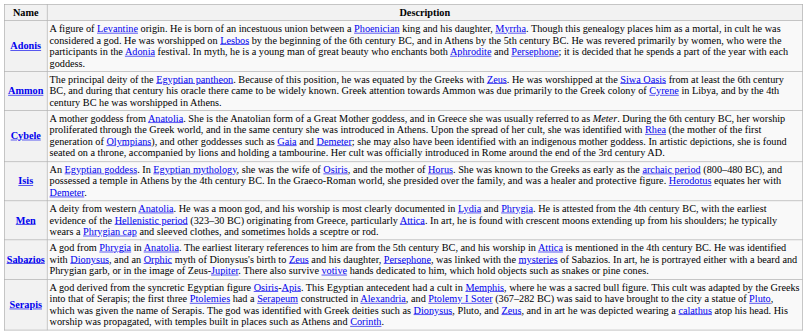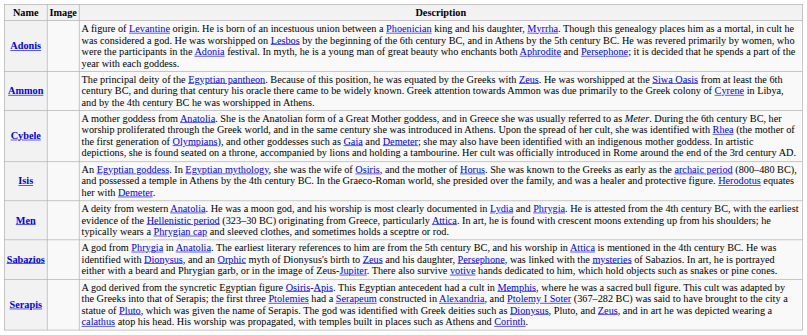+ column: (63, 12)
